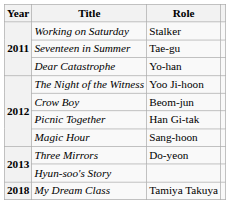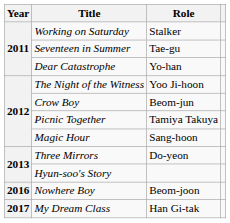(174, 119) Han Gi-tak -> (184, 119) Tamiya Takuya
+ row: (65, 191)
(18, 191) 2018 -> (18, 208) 2017
(184, 191) Tamiya Takuya -> (174, 208) Han Gi-tak
